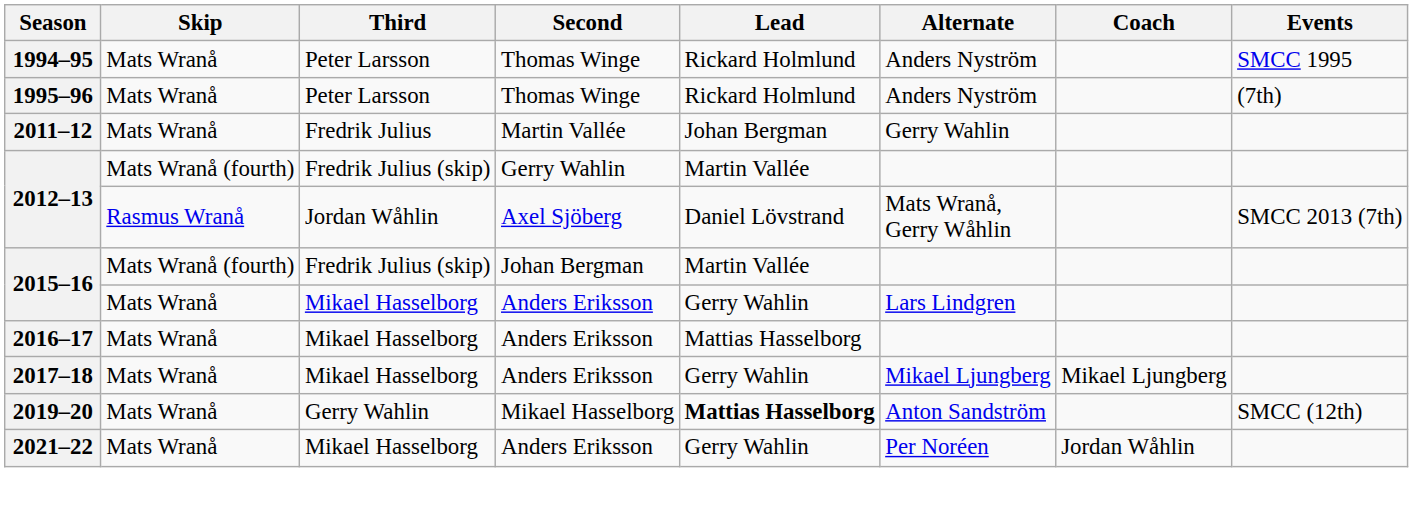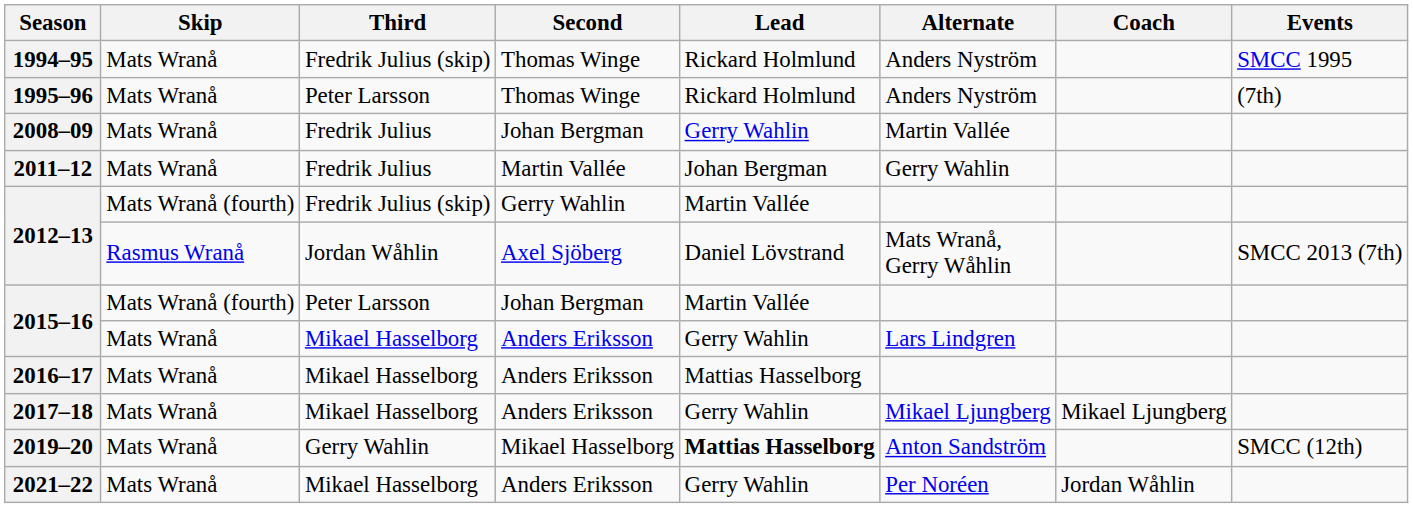(367, 58) Peter Larsson -> (398, 58) Fredrik Julius (skip)
+ row: (53, 131)
(398, 266) Fredrik Julius (skip) -> (367, 302) Peter Larsson
